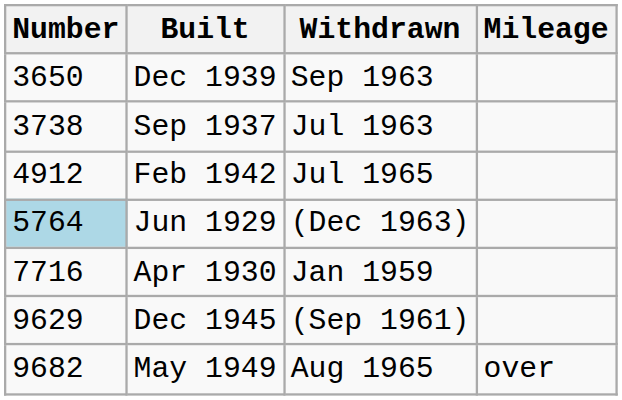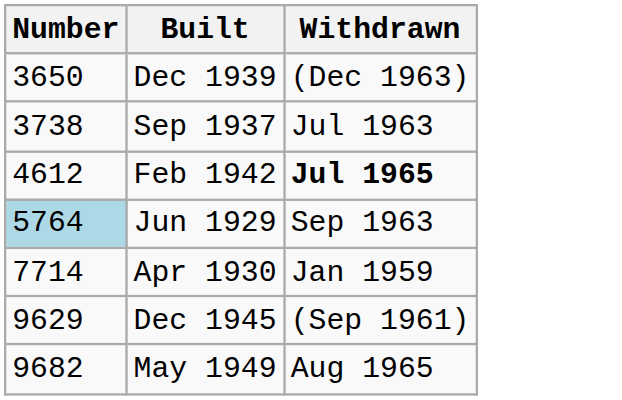- column: (546, 29)
(362, 78) Sep 1963 -> (380, 78) (Dec 1963)
(48, 175) 4912 -> (48, 175) 4612
(362, 175) normal -> (362, 175) bold
(380, 223) (Dec 1963) -> (362, 223) Sep 1963
(48, 272) 7716 -> (48, 272) 7714
